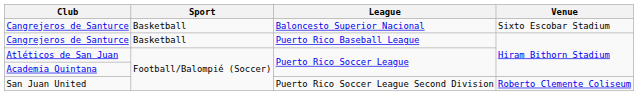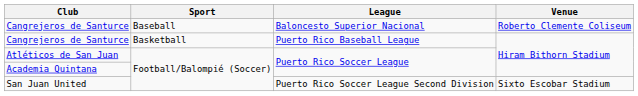(160, 26) Basketball -> (154, 26) Baseball
(554, 26) Sixto Escobar Stadium -> (565, 26) Roberto Clemente Coliseum
(565, 84) Roberto Clemente Coliseum -> (554, 84) Sixto Escobar Stadium
